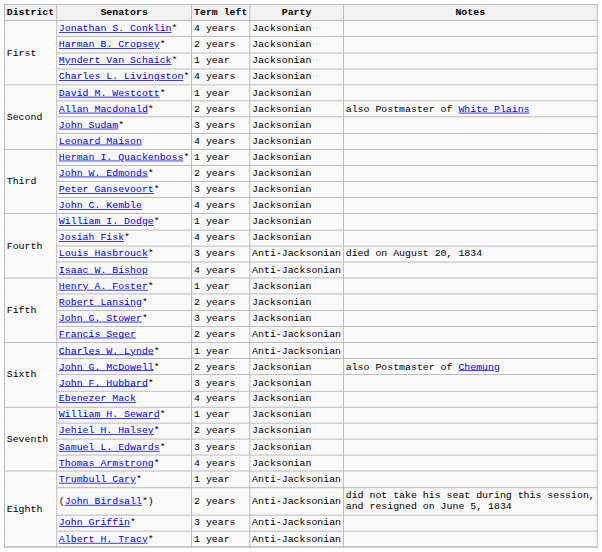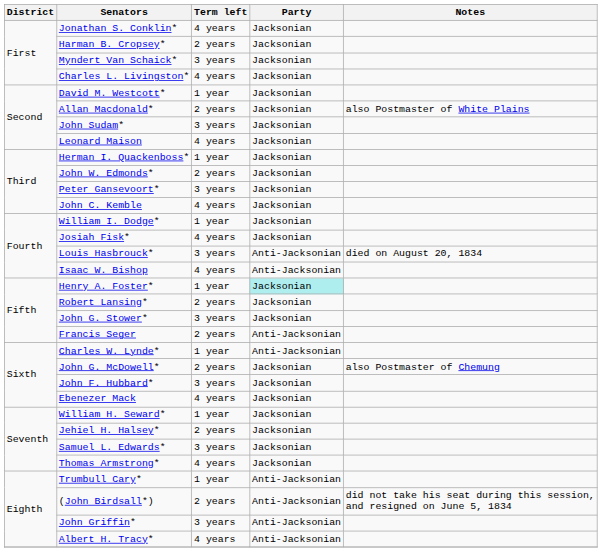(212, 61) 1 year -> (215, 61) 3 years
(282, 286) no background -> (282, 286) paleturquoise background
(212, 539) 1 year -> (215, 539) 4 years
